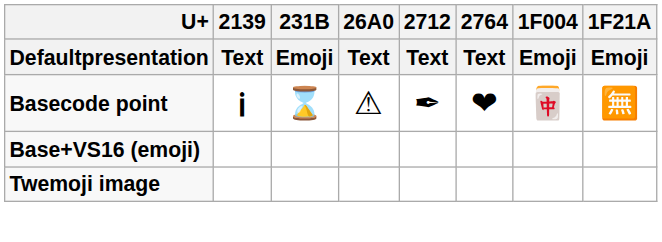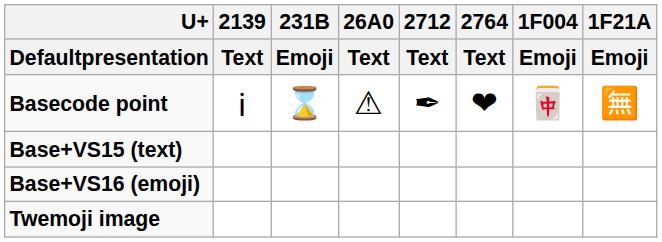(242, 104) bold -> (242, 104) normal
+ row: (96, 149)
